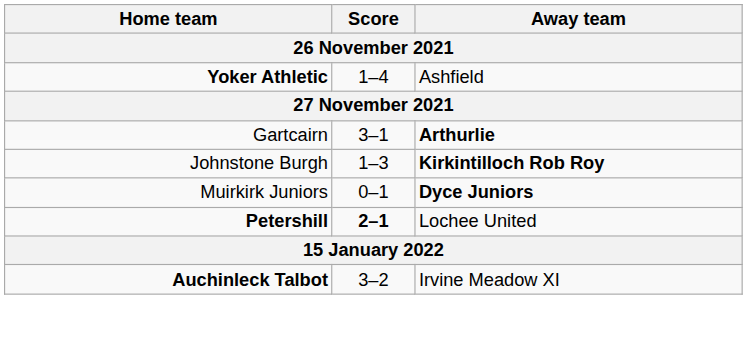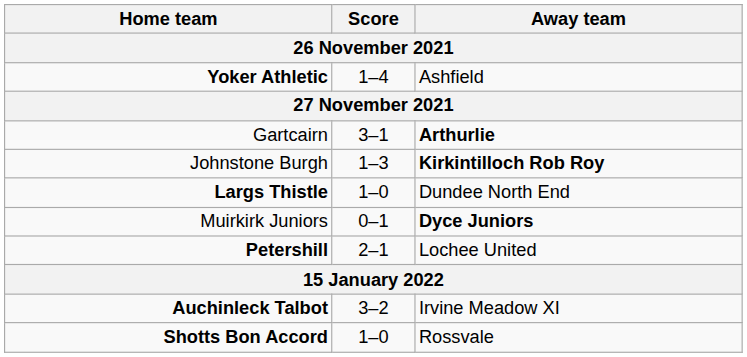+ row: (271, 192)
(373, 221) bold -> (373, 250) normal
+ row: (246, 337)
